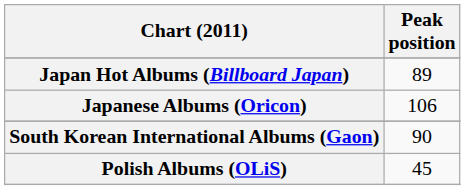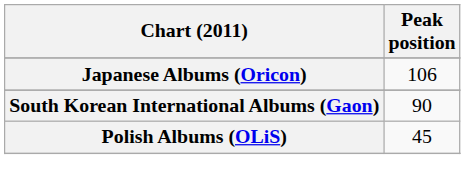- row: (194, 74)
